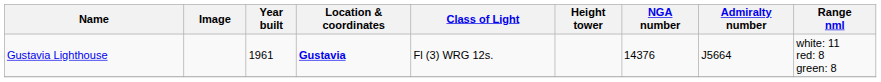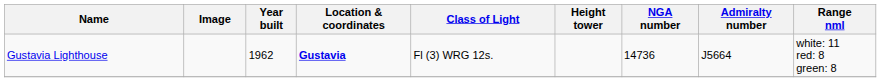(261, 55) 1961 -> (261, 55) 1962
(639, 55) 14376 -> (639, 55) 14736
